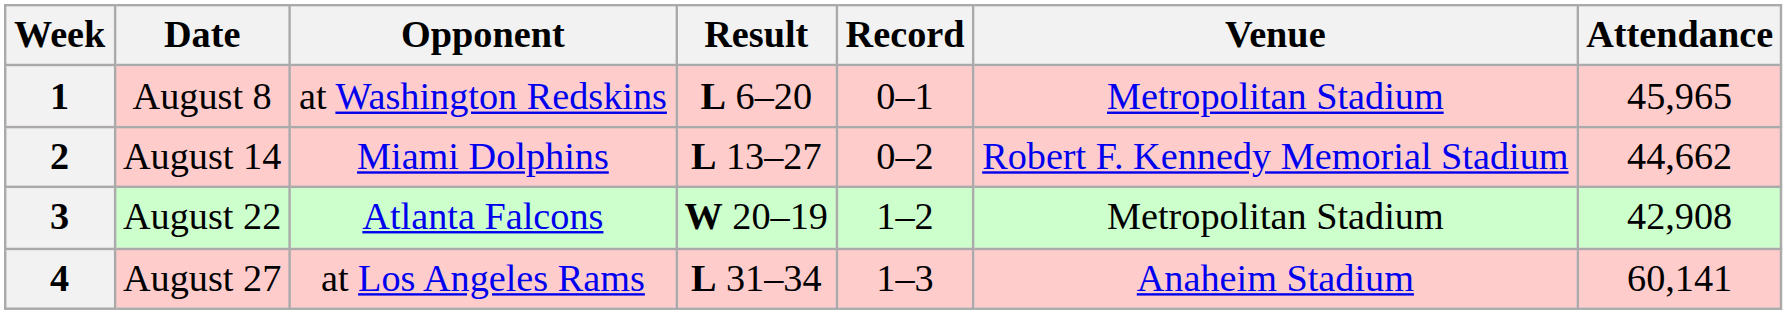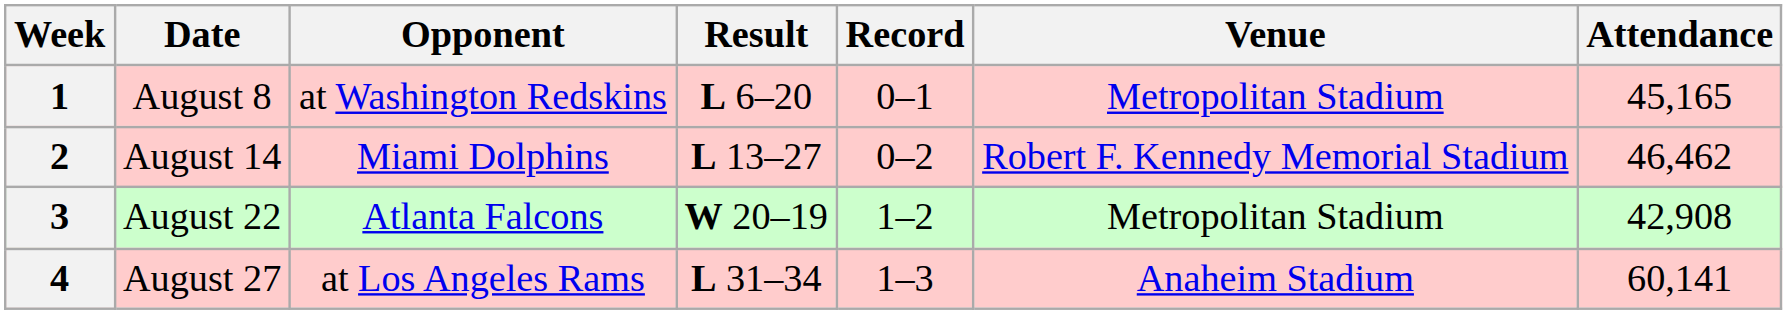(1680, 95) 45,965 -> (1680, 95) 45,165
(1680, 156) 44,662 -> (1680, 156) 46,462
